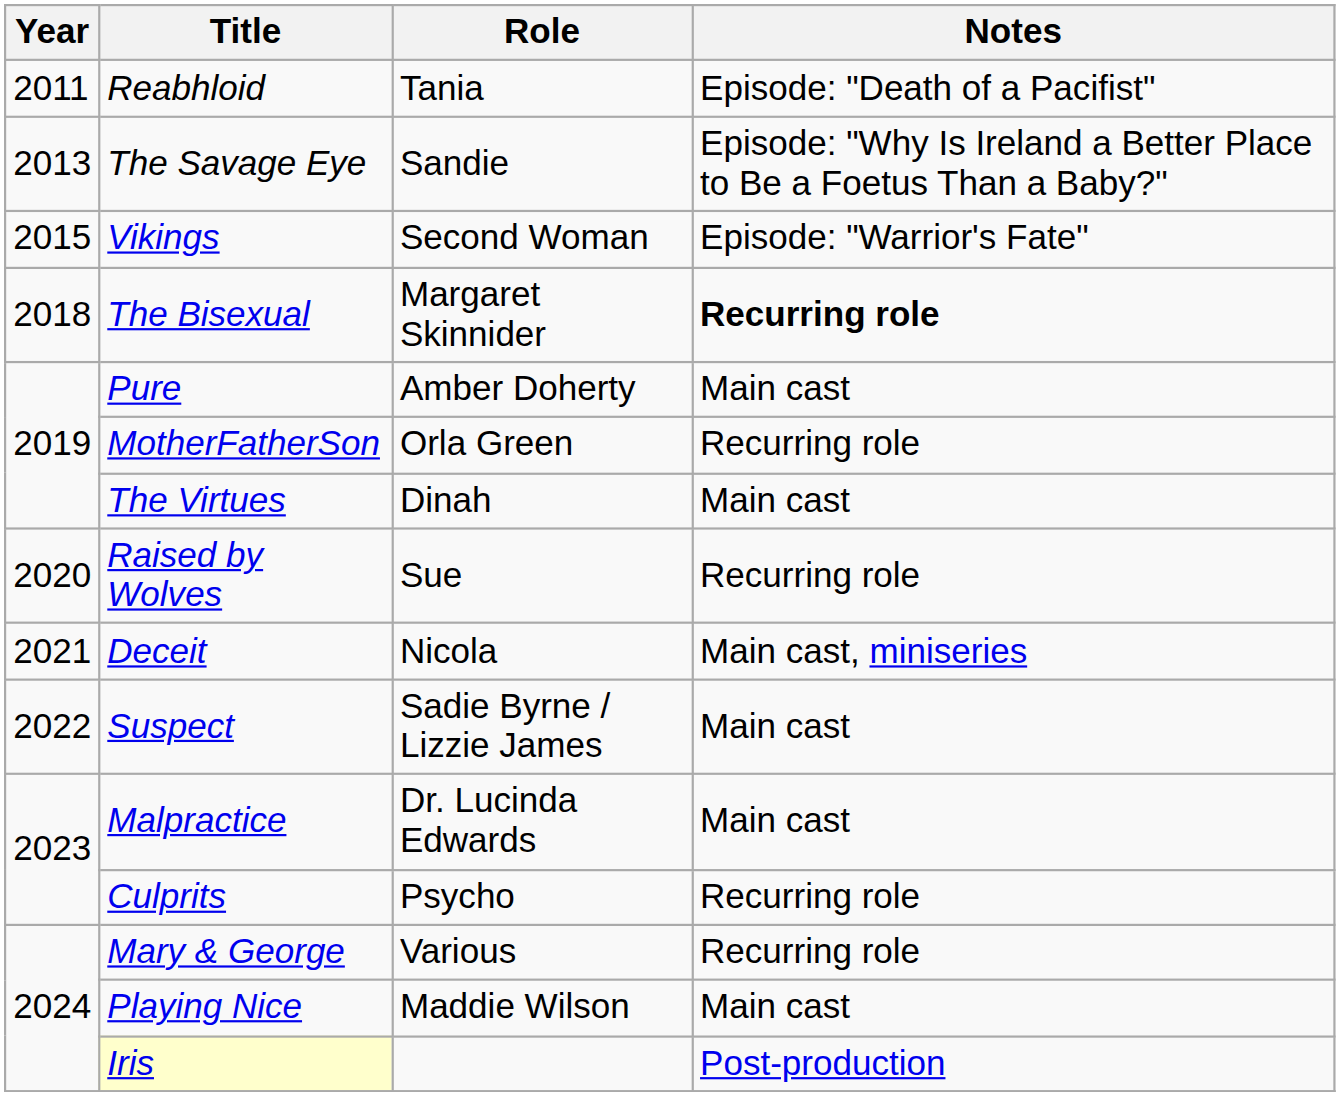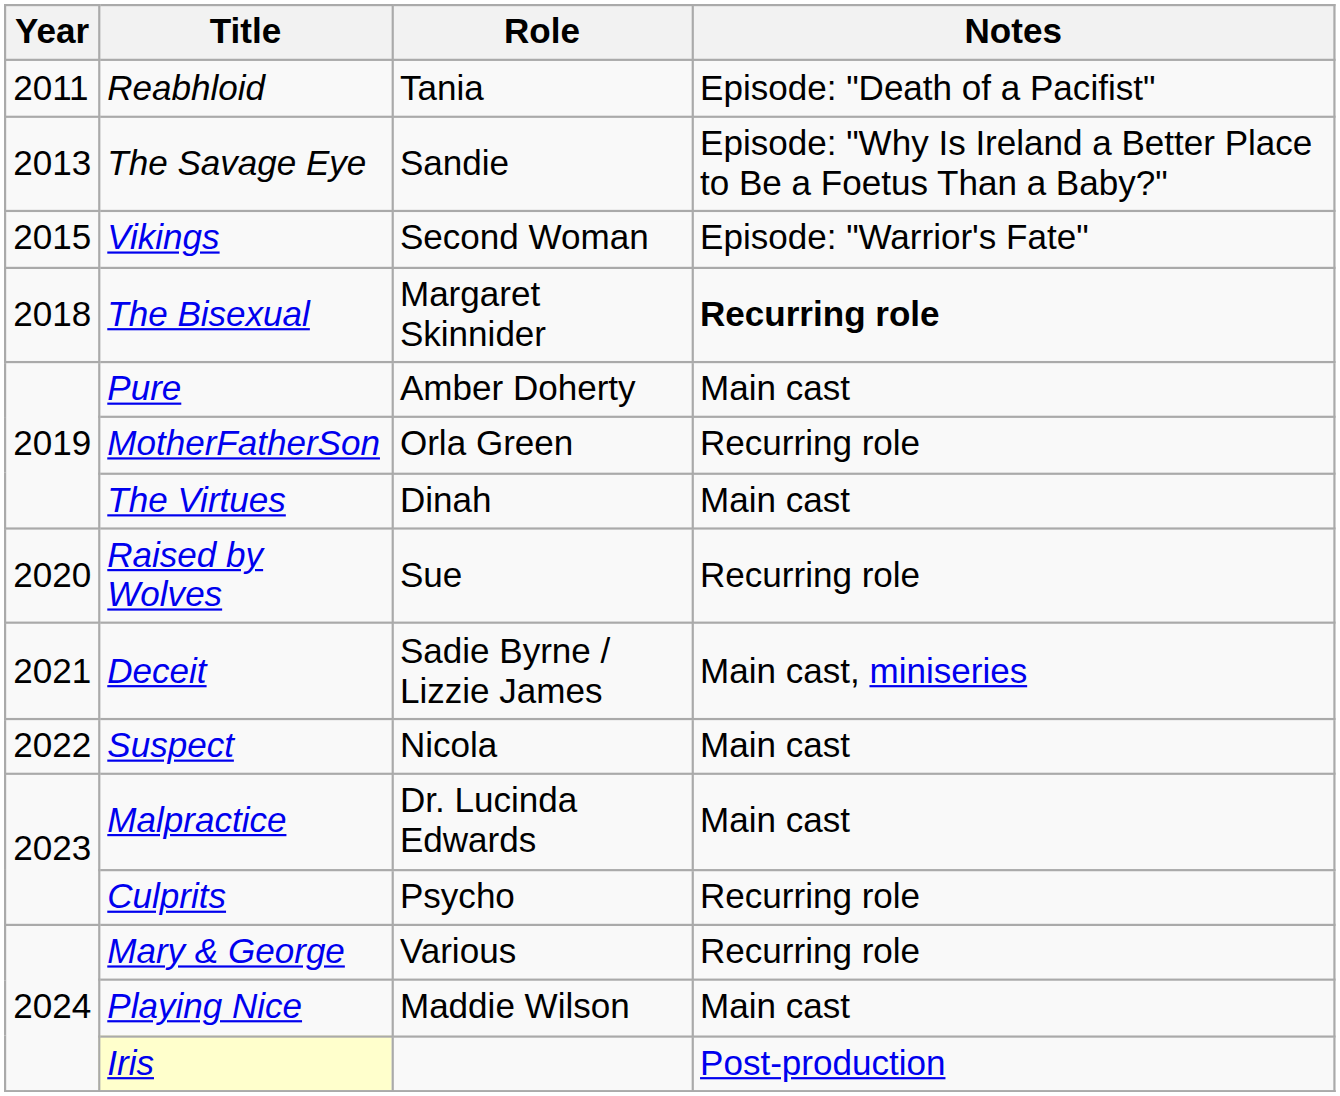(449, 650) Nicola -> (505, 670) Sadie Byrne / Lizzie James
(505, 725) Sadie Byrne / Lizzie James -> (449, 745) Nicola
